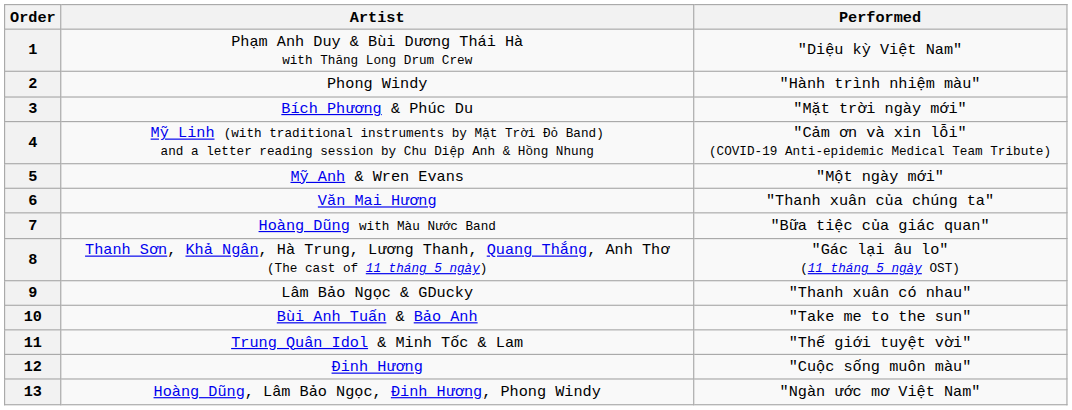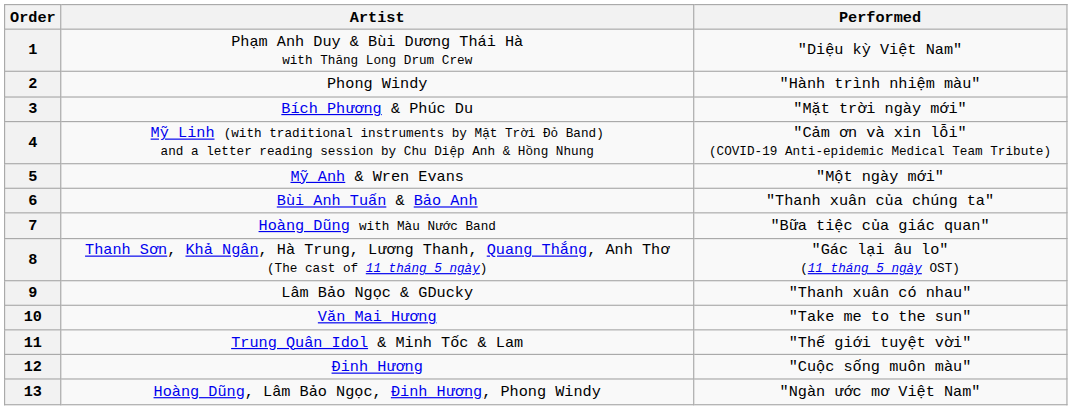(377, 201) Văn Mai Hương -> (377, 201) Bùi Anh Tuấn & Bảo Anh
(377, 318) Bùi Anh Tuấn & Bảo Anh -> (377, 318) Văn Mai Hương
